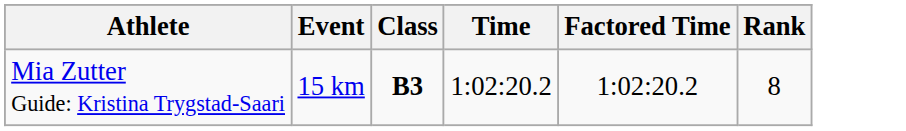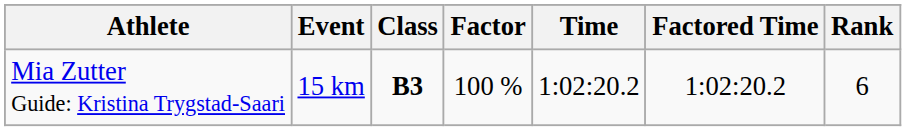+ column: (488, 26)
(774, 86) 8 -> (862, 86) 6
